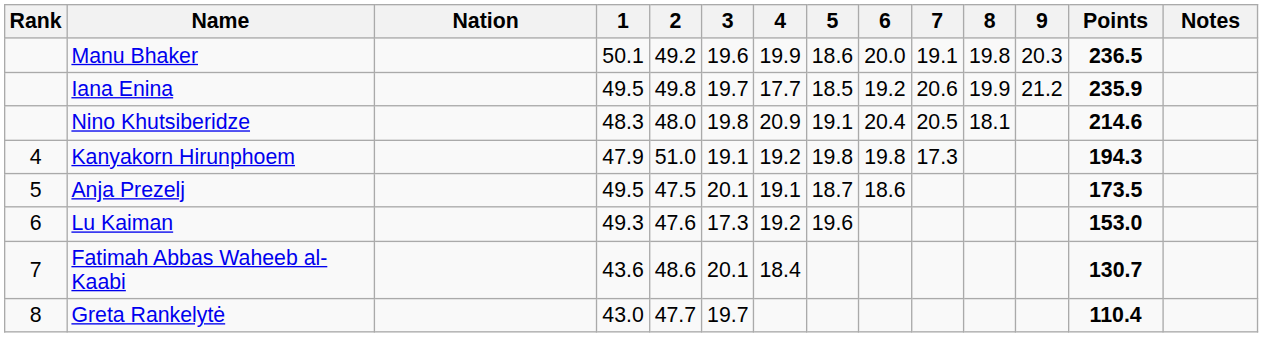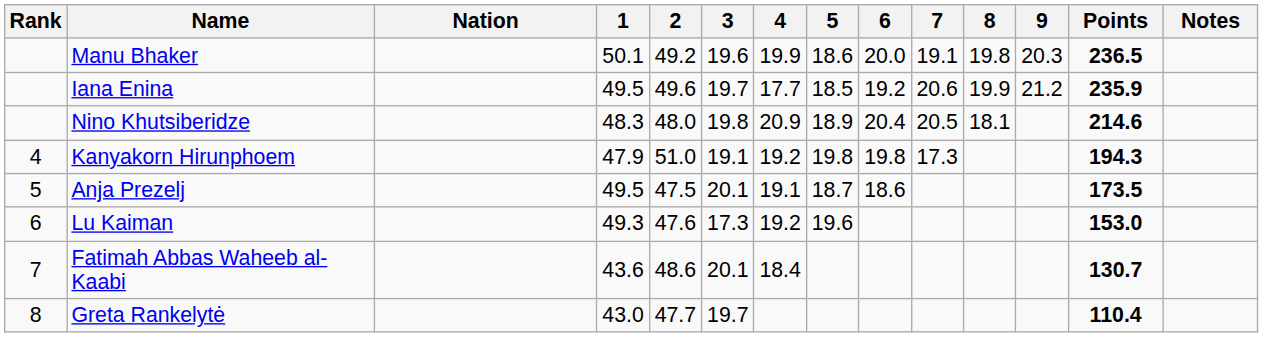(675, 88) 49.8 -> (675, 88) 49.6
(832, 122) 19.1 -> (832, 122) 18.9
